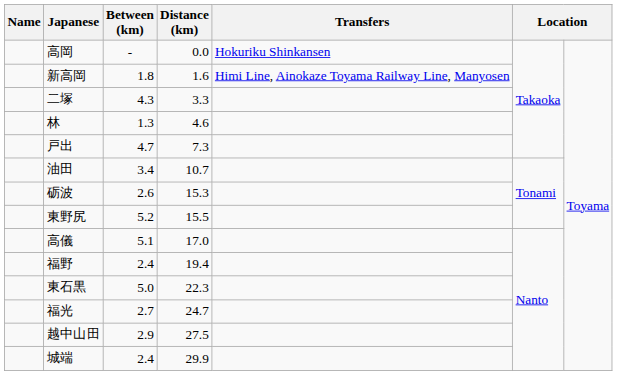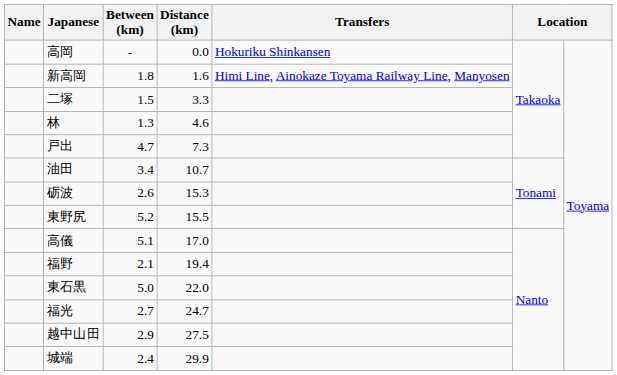(146, 99) 4.3 -> (146, 99) 1.5
(146, 264) 2.4 -> (146, 264) 2.1
(197, 287) 22.3 -> (197, 287) 22.0
